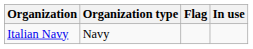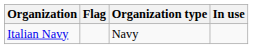columns swapped: (130, 14) <-> (196, 14)
